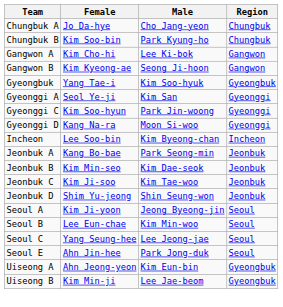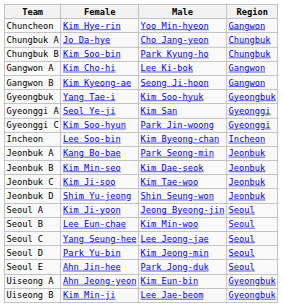+ row: (30, 26)
- row: (33, 125)
+ row: (25, 253)
